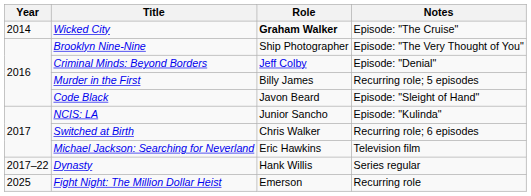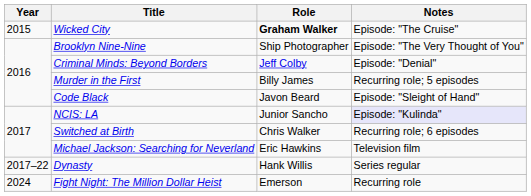(19, 30) 2014 -> (19, 30) 2015
(398, 115) no background -> (398, 115) lavender background
(19, 183) 2025 -> (19, 183) 2024
